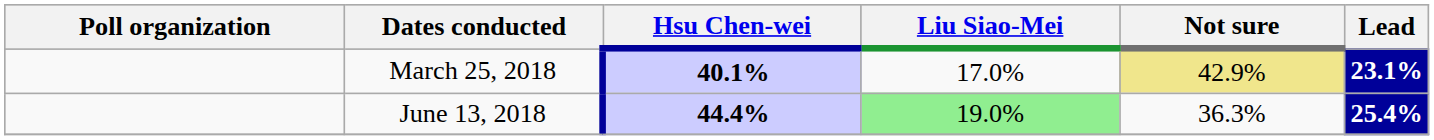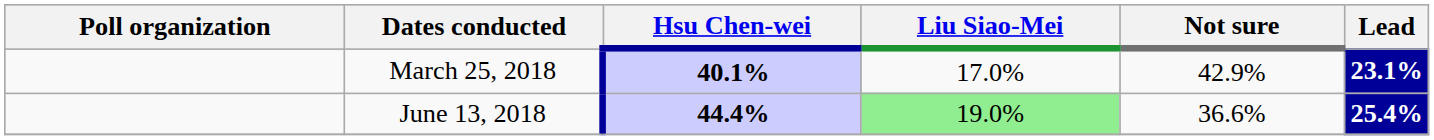(1232, 71) khaki background -> (1232, 71) no background
(1232, 113) 36.3% -> (1232, 113) 36.6%
